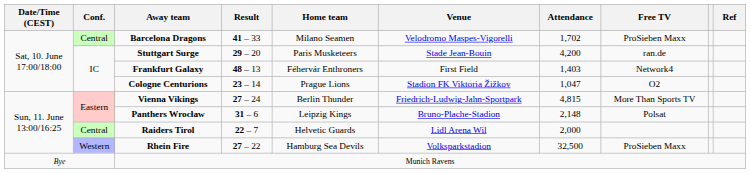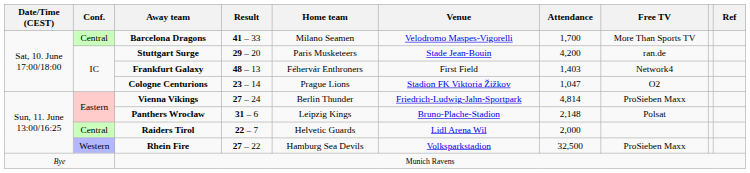(570, 38) 1,702 -> (570, 38) 1,700
(655, 38) ProSieben Maxx -> (655, 38) More Than Sports TV
(570, 99) 4,815 -> (570, 99) 4,814
(655, 99) More Than Sports TV -> (655, 99) ProSieben Maxx
